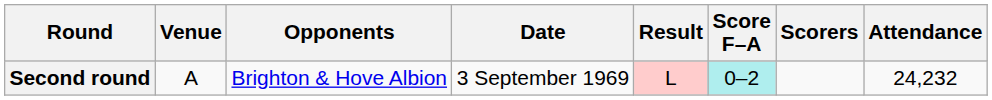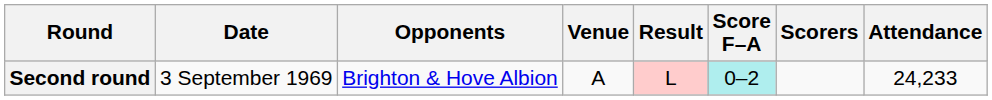columns swapped: (543, 32) <-> (191, 32)
(925, 77) 24,232 -> (925, 77) 24,233
